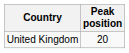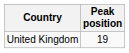(103, 39) 20 -> (103, 39) 19
